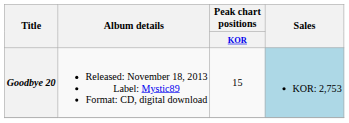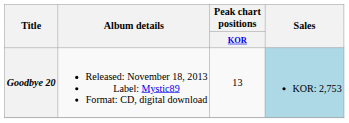(237, 82) 15 -> (237, 82) 13
